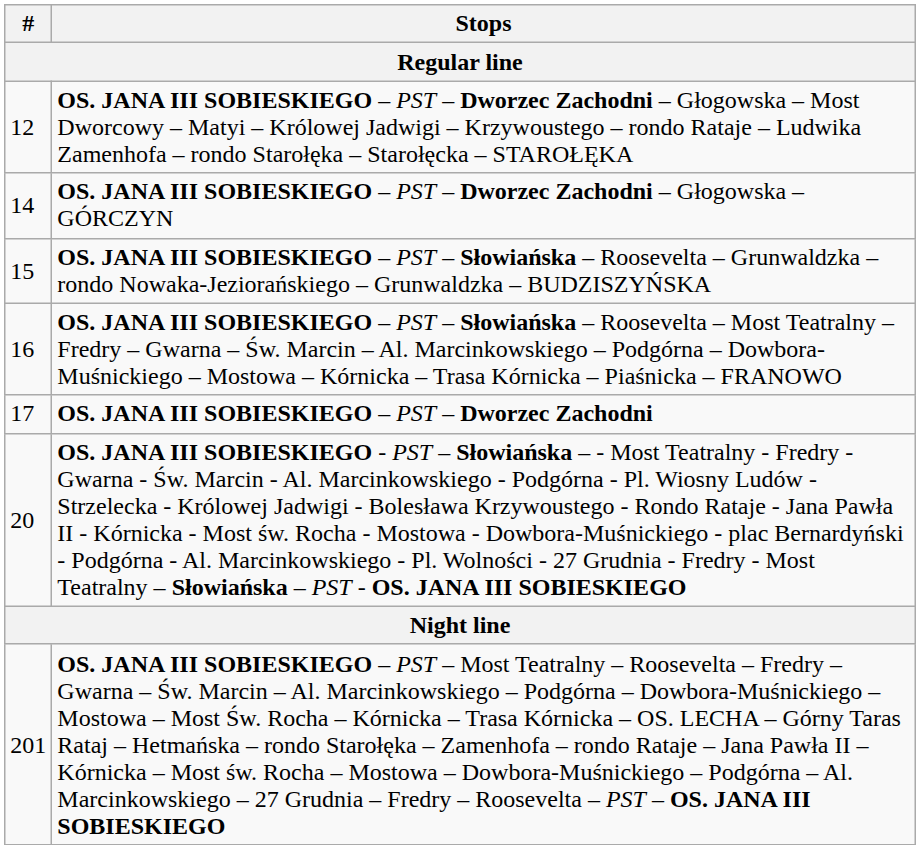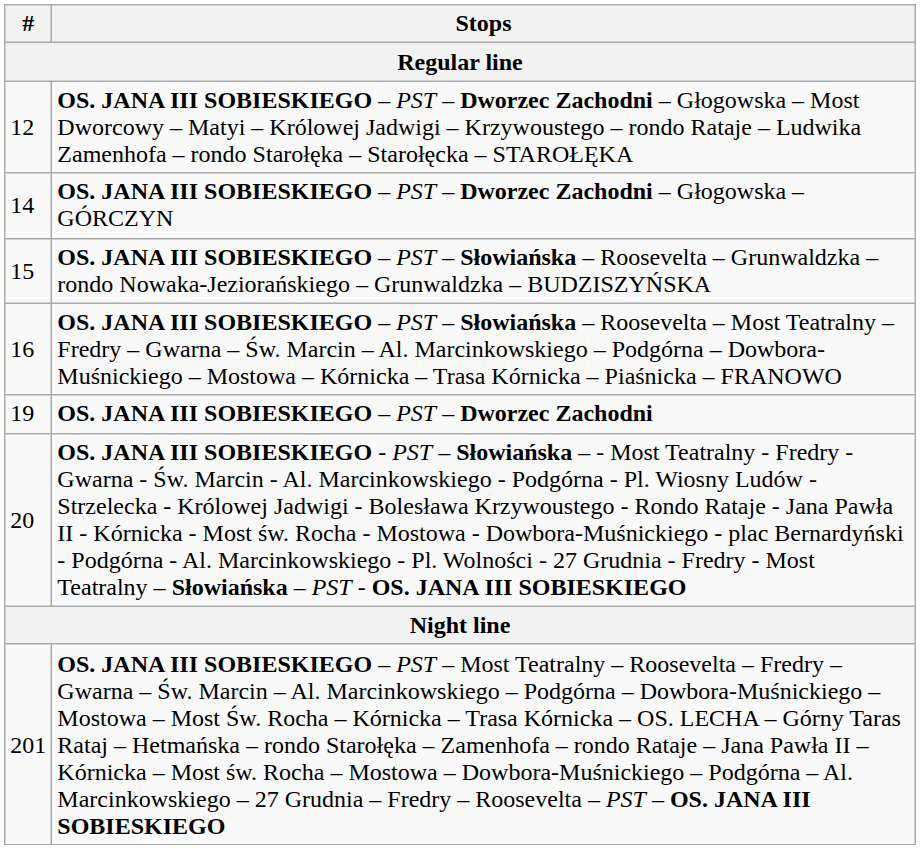(22, 413) 17 -> (22, 413) 19
